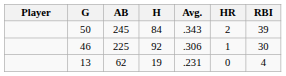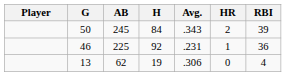(192, 46) .306 -> (192, 46) .231
(263, 46) 30 -> (263, 46) 36
(192, 63) .231 -> (192, 63) .306
